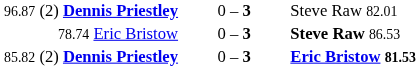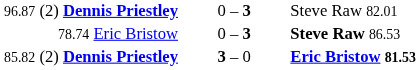(234, 56) 0 – 3 -> (234, 56) 3 – 0
